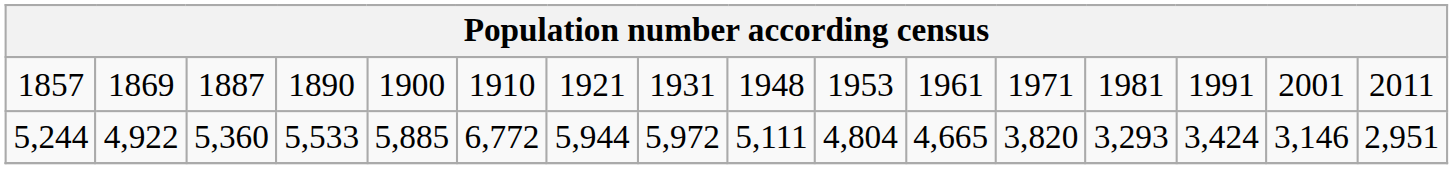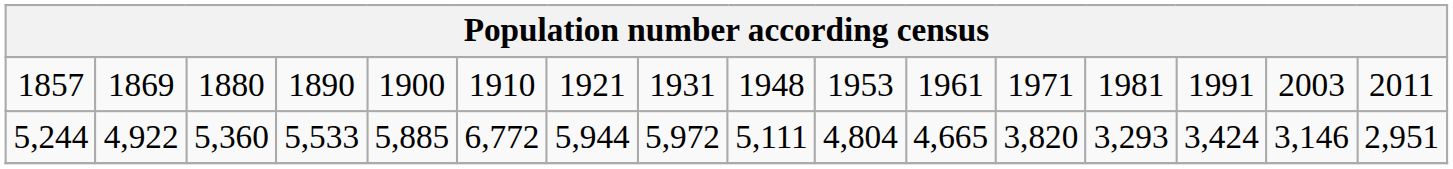(231, 83) 1887 -> (231, 83) 1880
(1312, 83) 2001 -> (1312, 83) 2003
